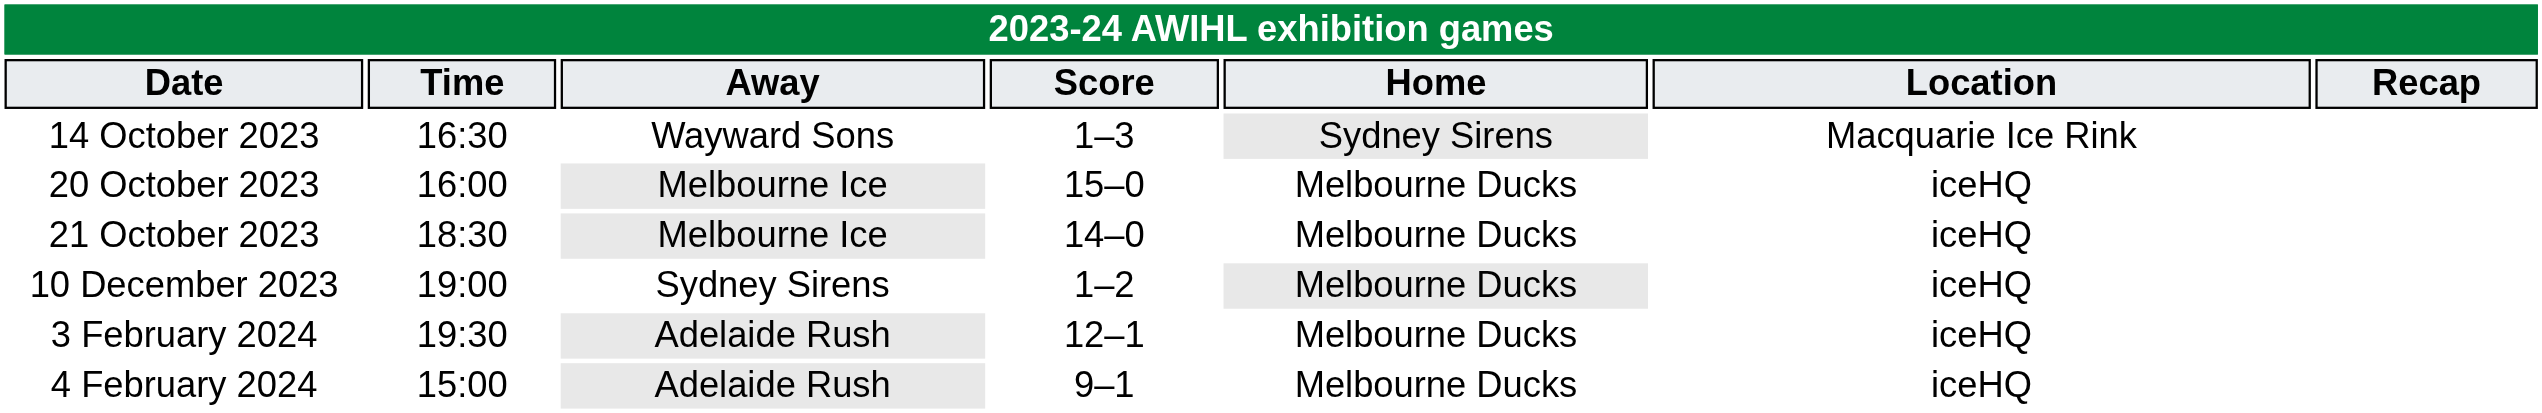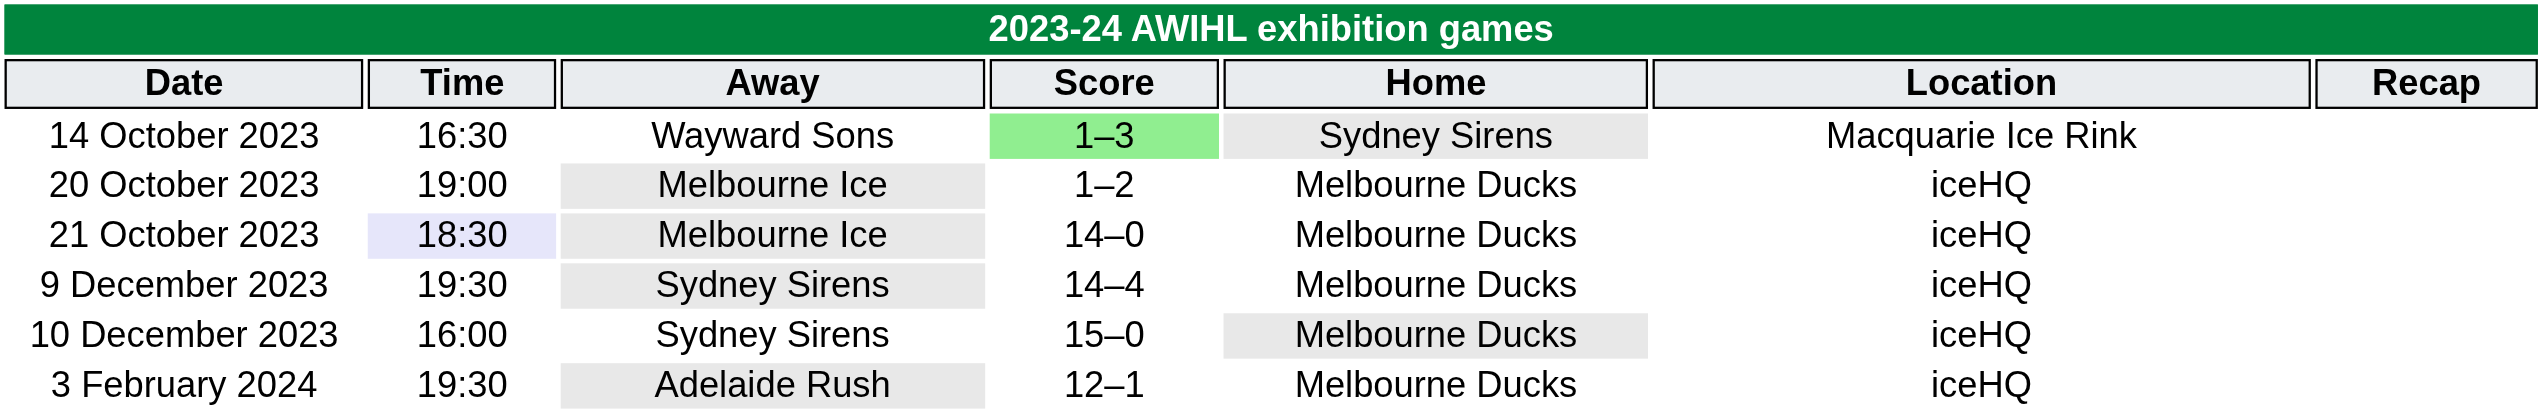(1104, 135) no background -> (1104, 135) lightgreen background
(462, 185) 16:00 -> (462, 185) 19:00
(1104, 185) 15–0 -> (1104, 185) 1–2
(462, 235) no background -> (462, 235) lavender background
+ row: (184, 285)
(462, 285) 19:00 -> (462, 335) 16:00
(1104, 285) 1–2 -> (1104, 335) 15–0
- row: (184, 385)
